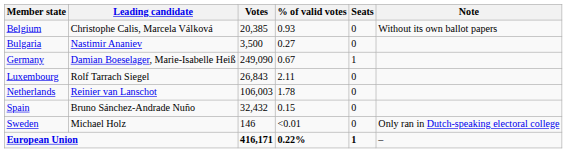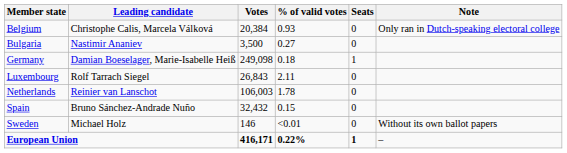(254, 28) 20,385 -> (254, 28) 20,384
(438, 28) Without its own ballot papers -> (469, 28) Only ran in Dutch-speaking electoral college
(256, 60) 249,090 -> (256, 60) 249,098
(286, 60) 0.67 -> (286, 60) 0.18
(469, 124) Only ran in Dutch-speaking electoral college -> (438, 124) Without its own ballot papers
